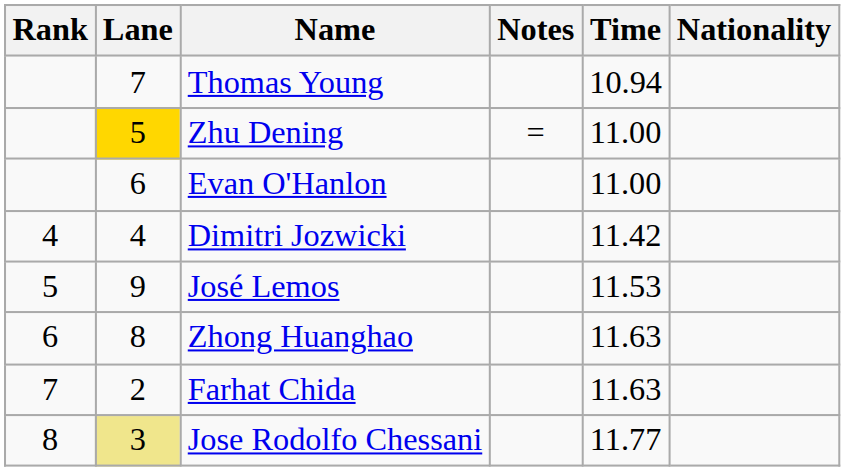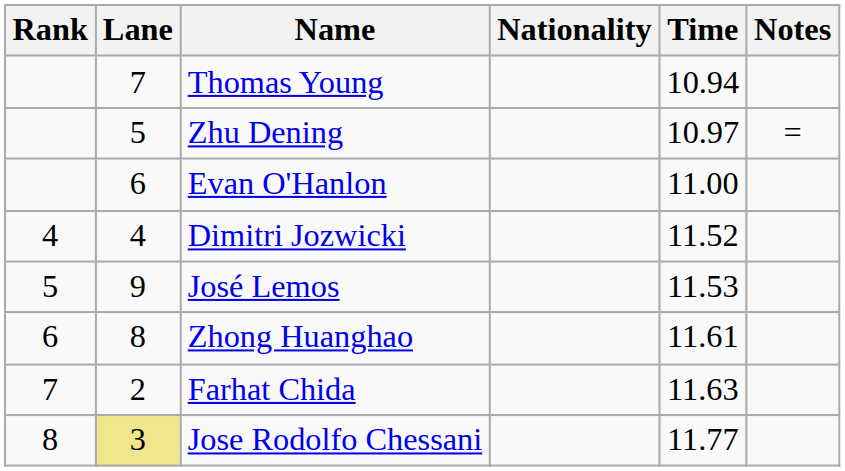columns swapped: (754, 30) <-> (536, 30)
(138, 132) gold background -> (138, 132) no background
(626, 132) 11.00 -> (703, 132) 10.97
(626, 235) 11.42 -> (703, 235) 11.52
(626, 337) 11.63 -> (703, 337) 11.61
